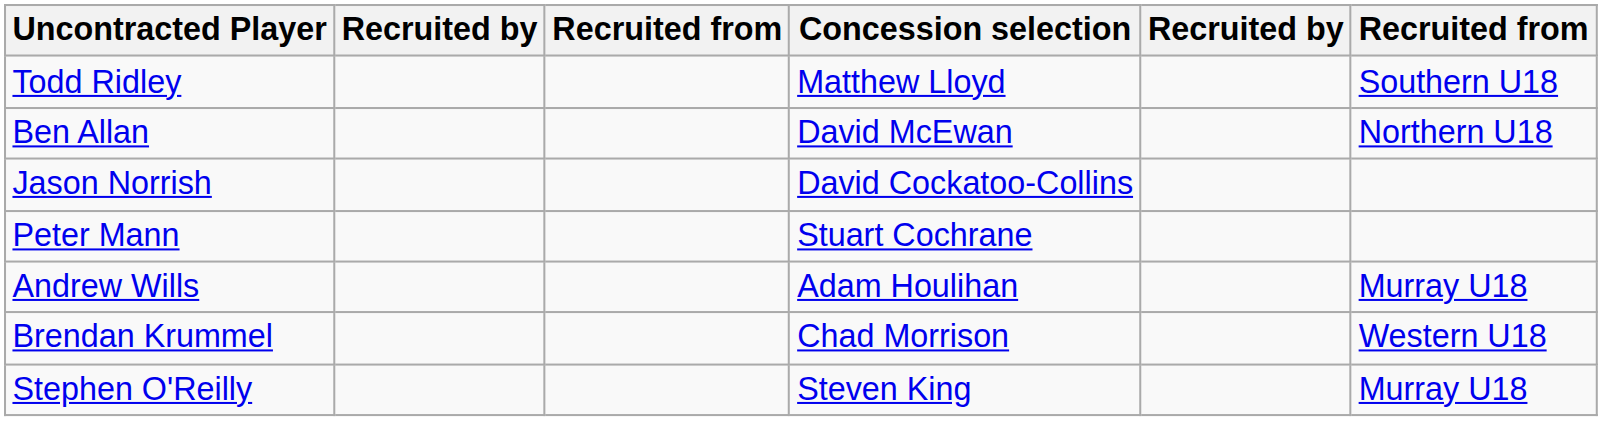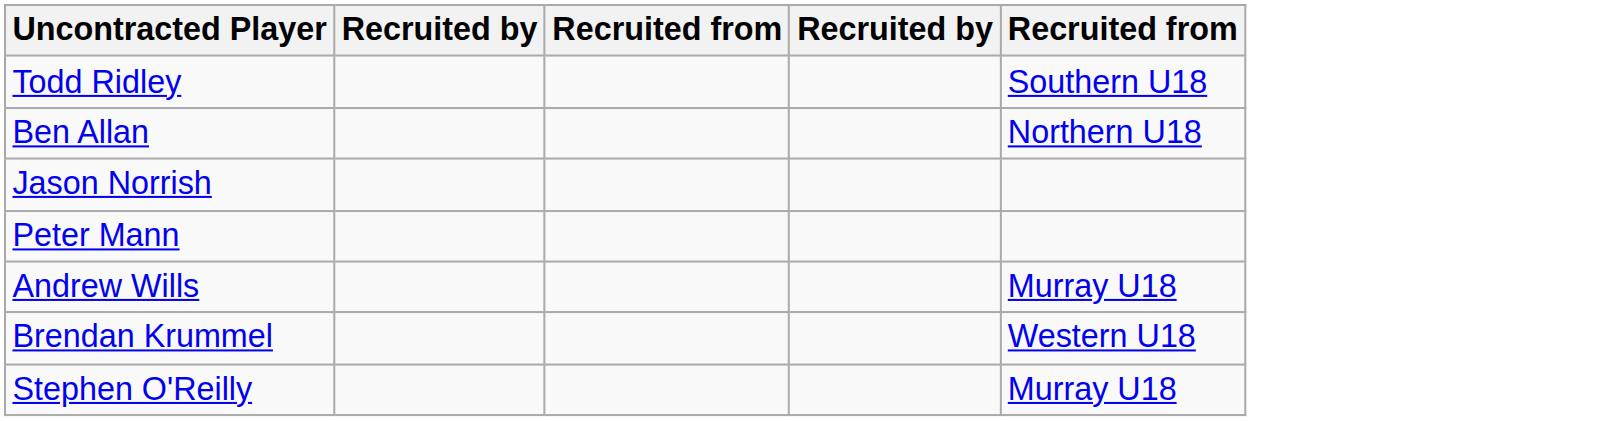- column: (965, 30)
